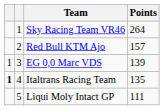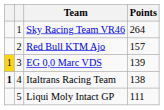(9, 63) no background -> (9, 63) gold background
(137, 80) 135 -> (137, 80) 138
